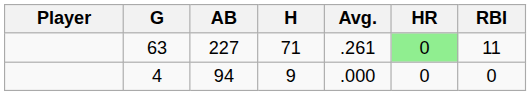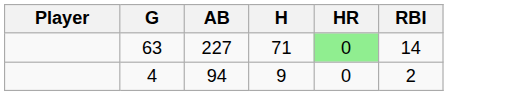- column: (358, 18)
(492, 47) 11 -> (411, 47) 14
(492, 76) 0 -> (411, 76) 2
